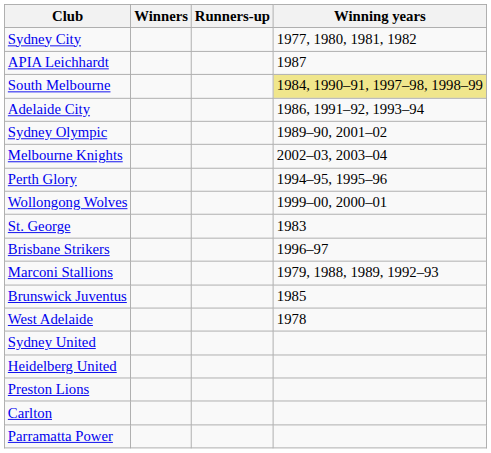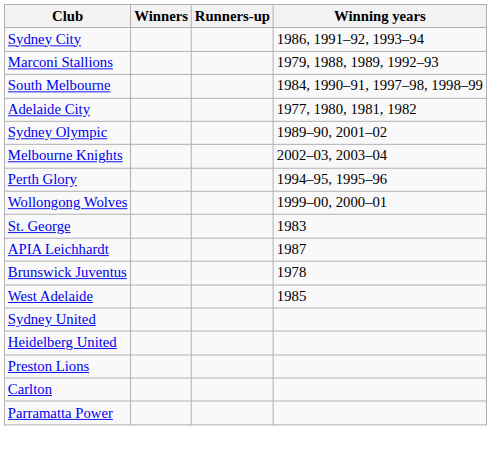(347, 39) 1977, 1980, 1981, 1982 -> (350, 39) 1986, 1991–92, 1993–94
rows swapped: (60, 272) <-> (58, 62)
(380, 86) khaki background -> (380, 86) no background
(350, 109) 1986, 1991–92, 1993–94 -> (347, 109) 1977, 1980, 1981, 1982
- row: (59, 249)
(292, 296) 1985 -> (292, 272) 1978
(292, 319) 1978 -> (292, 296) 1985
